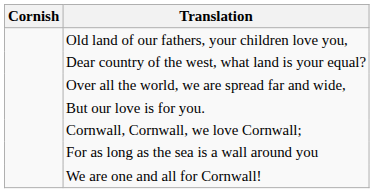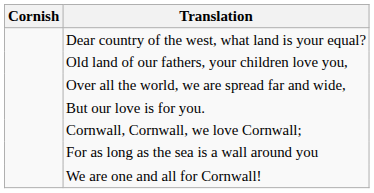rows swapped: (207, 39) <-> (216, 62)
